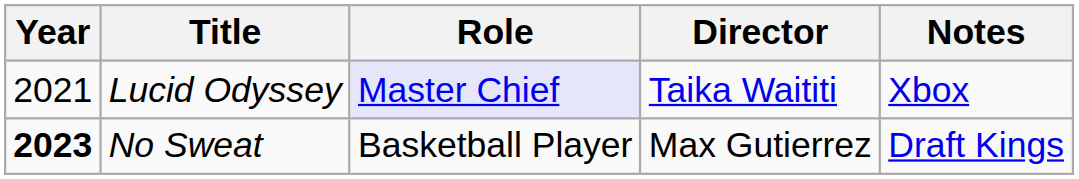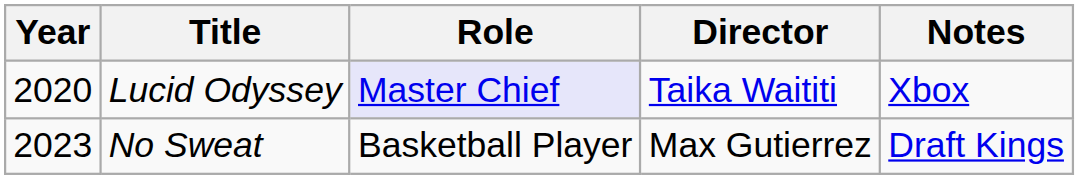(53, 88) 2021 -> (53, 88) 2020
(53, 145) bold -> (53, 145) normal
